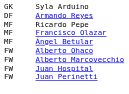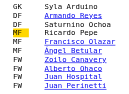+ row: (78, 24)
(9, 24) no background -> (17, 33) gold background
+ row: (75, 59)
- row: (80, 59)
